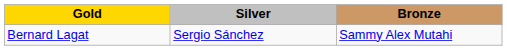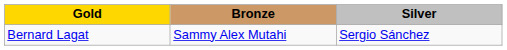columns swapped: (253, 14) <-> (419, 14)
